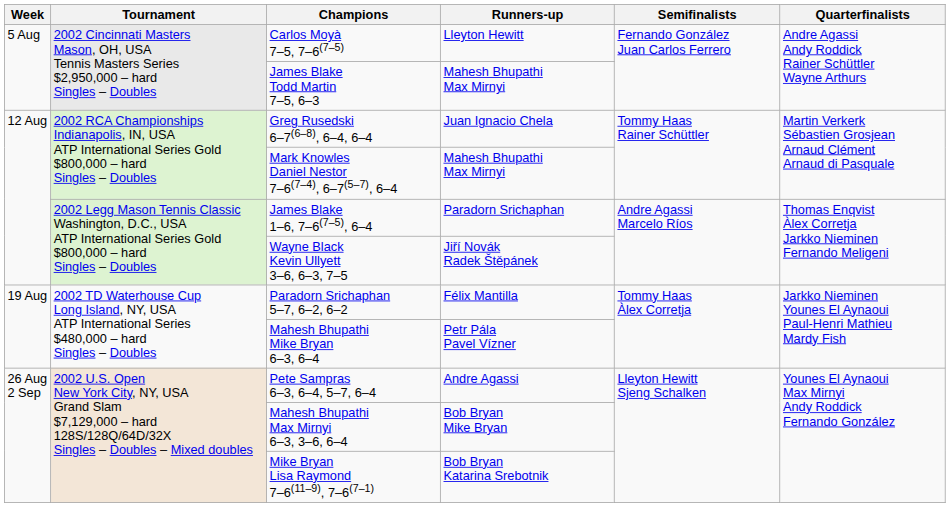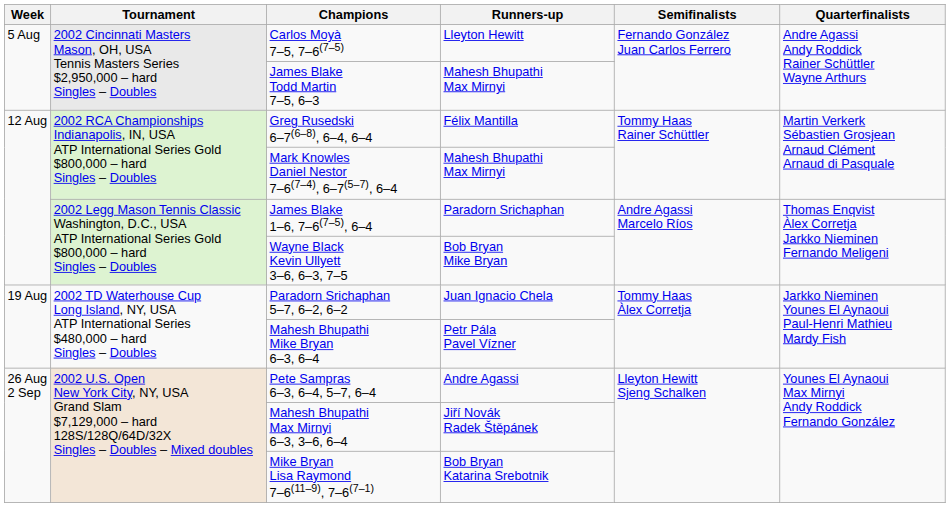(498, 121) Juan Ignacio Chela -> (481, 121) Félix Mantilla
(491, 253) Jiří Novák Radek Štěpánek -> (475, 253) Bob Bryan Mike Bryan
(481, 295) Félix Mantilla -> (498, 295) Juan Ignacio Chela
(475, 420) Bob Bryan Mike Bryan -> (491, 420) Jiří Novák Radek Štěpánek
